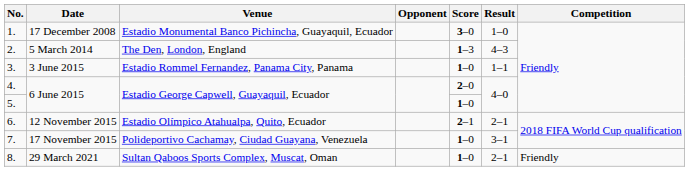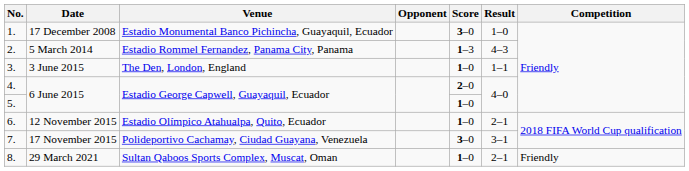(184, 49) The Den, London, England -> (237, 49) Estadio Rommel Fernandez, Panama City, Panama
(237, 67) Estadio Rommel Fernandez, Panama City, Panama -> (184, 67) The Den, London, England
(465, 121) 2–1 -> (465, 121) 1–0
(465, 139) 1–0 -> (465, 139) 3–0
